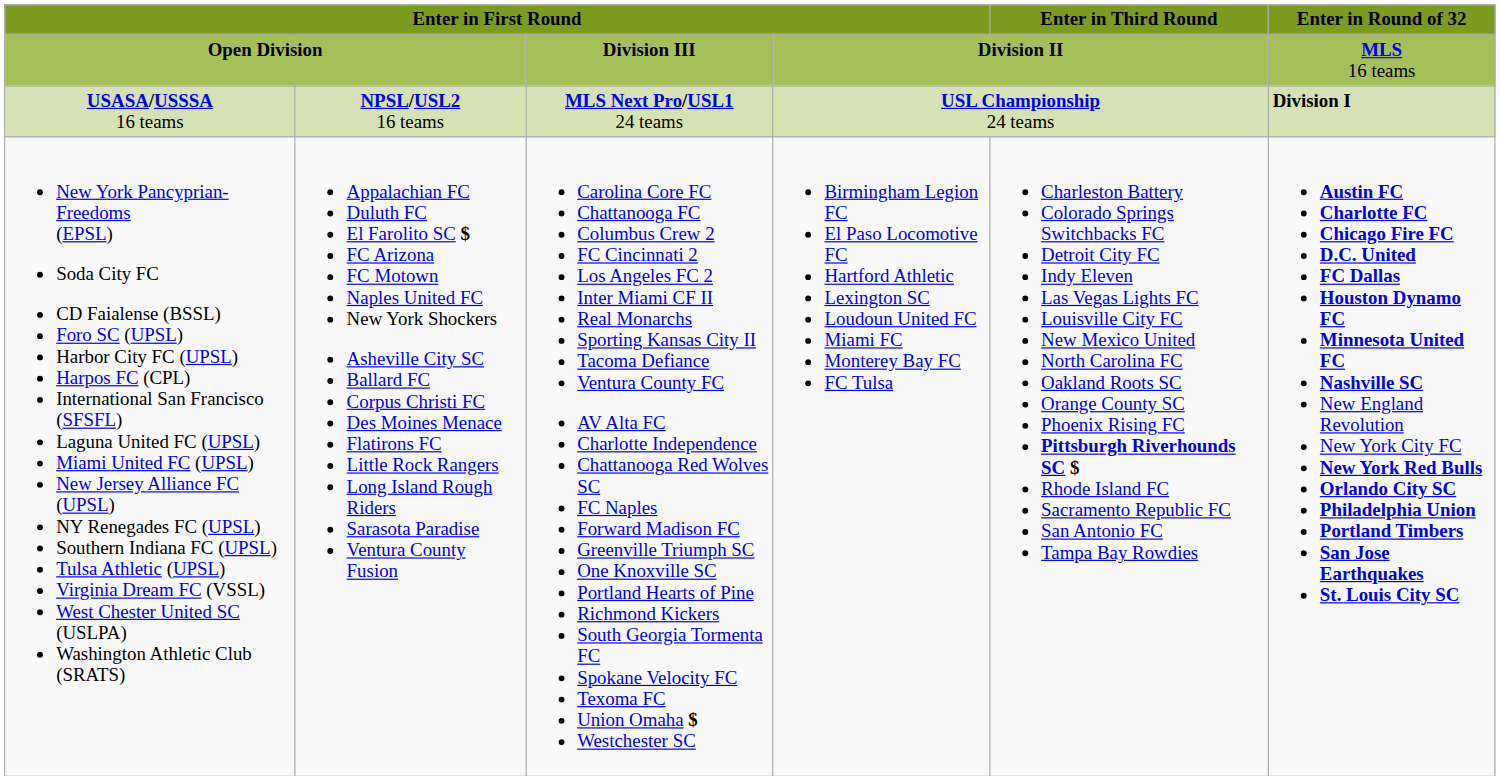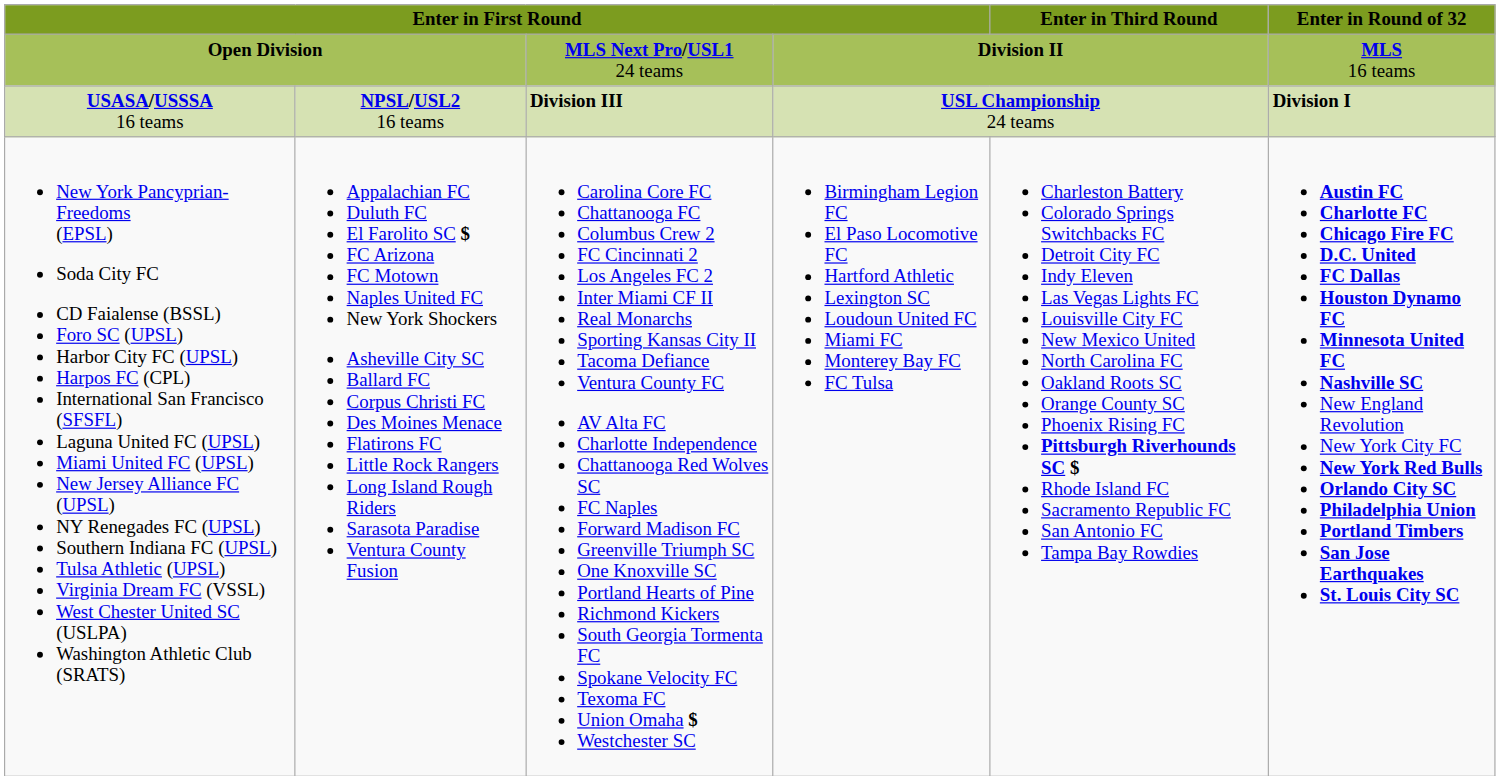(649, 49) Division III -> (649, 60) MLS Next Pro/USL1 24 teams
(649, 111) MLS Next Pro/USL1 24 teams -> (576, 100) Division III
